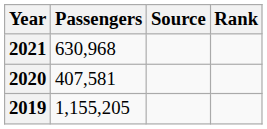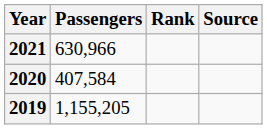columns swapped: (236, 19) <-> (178, 19)
(85, 49) 630,968 -> (85, 49) 630,966
(85, 78) 407,581 -> (85, 78) 407,584
